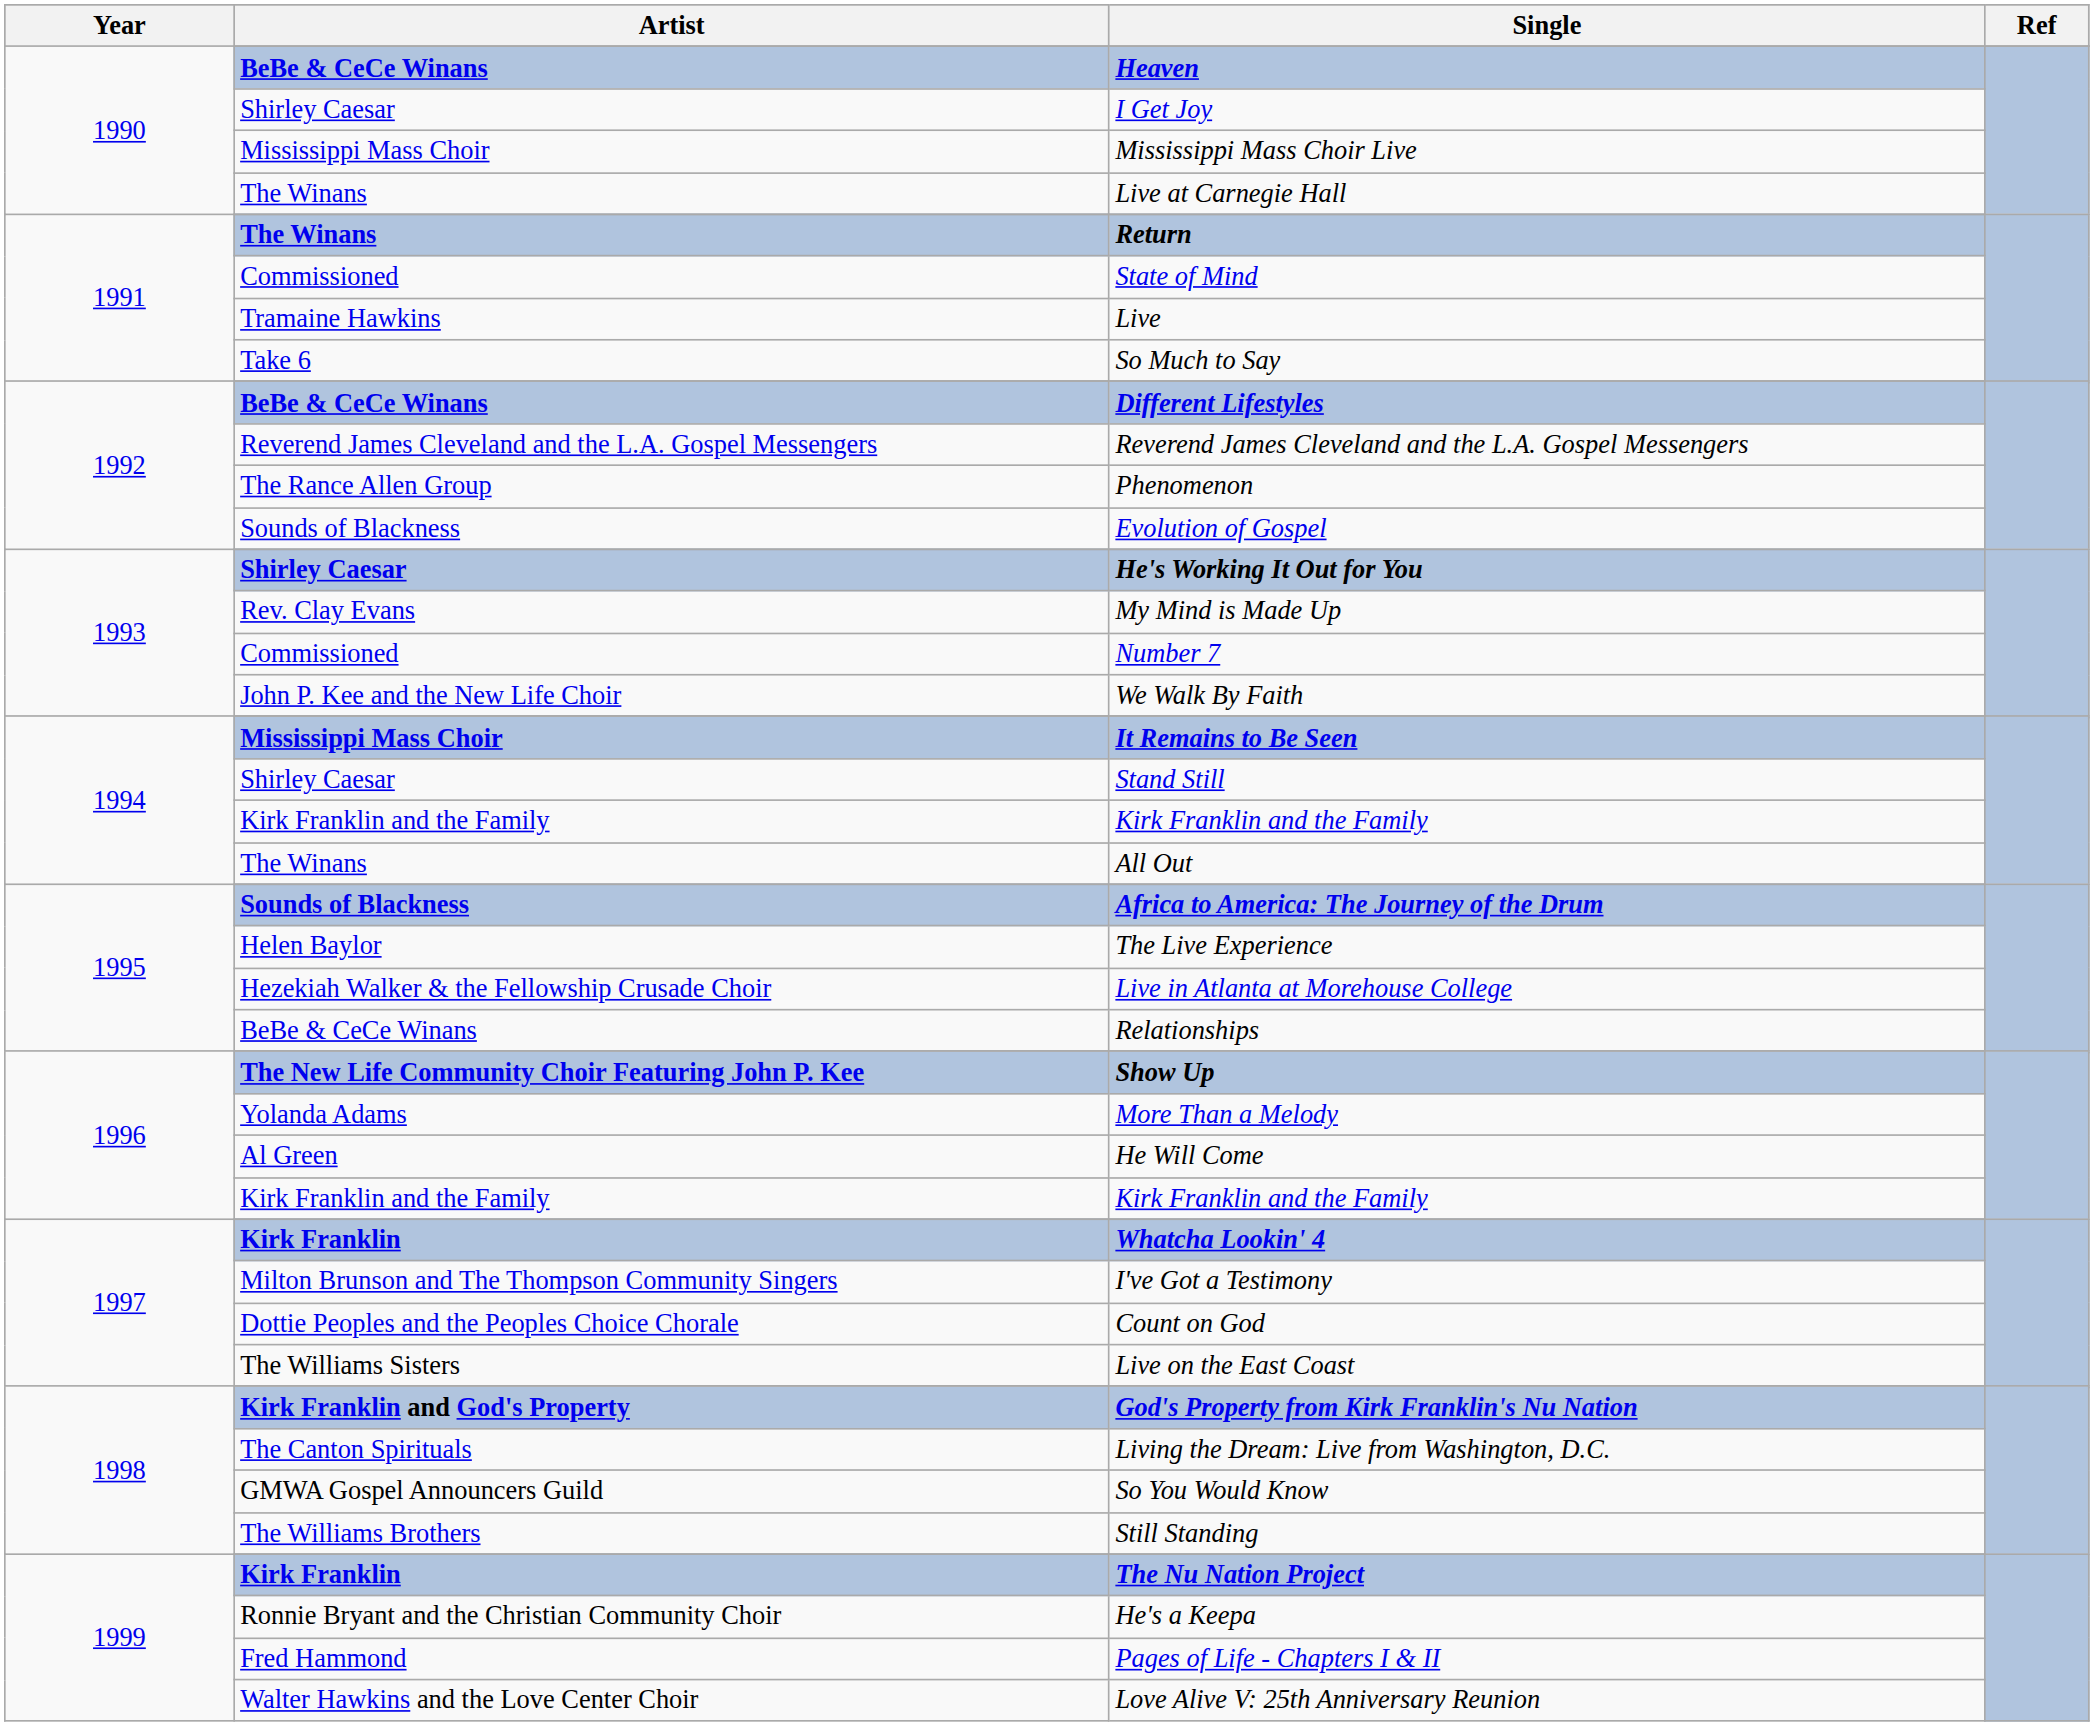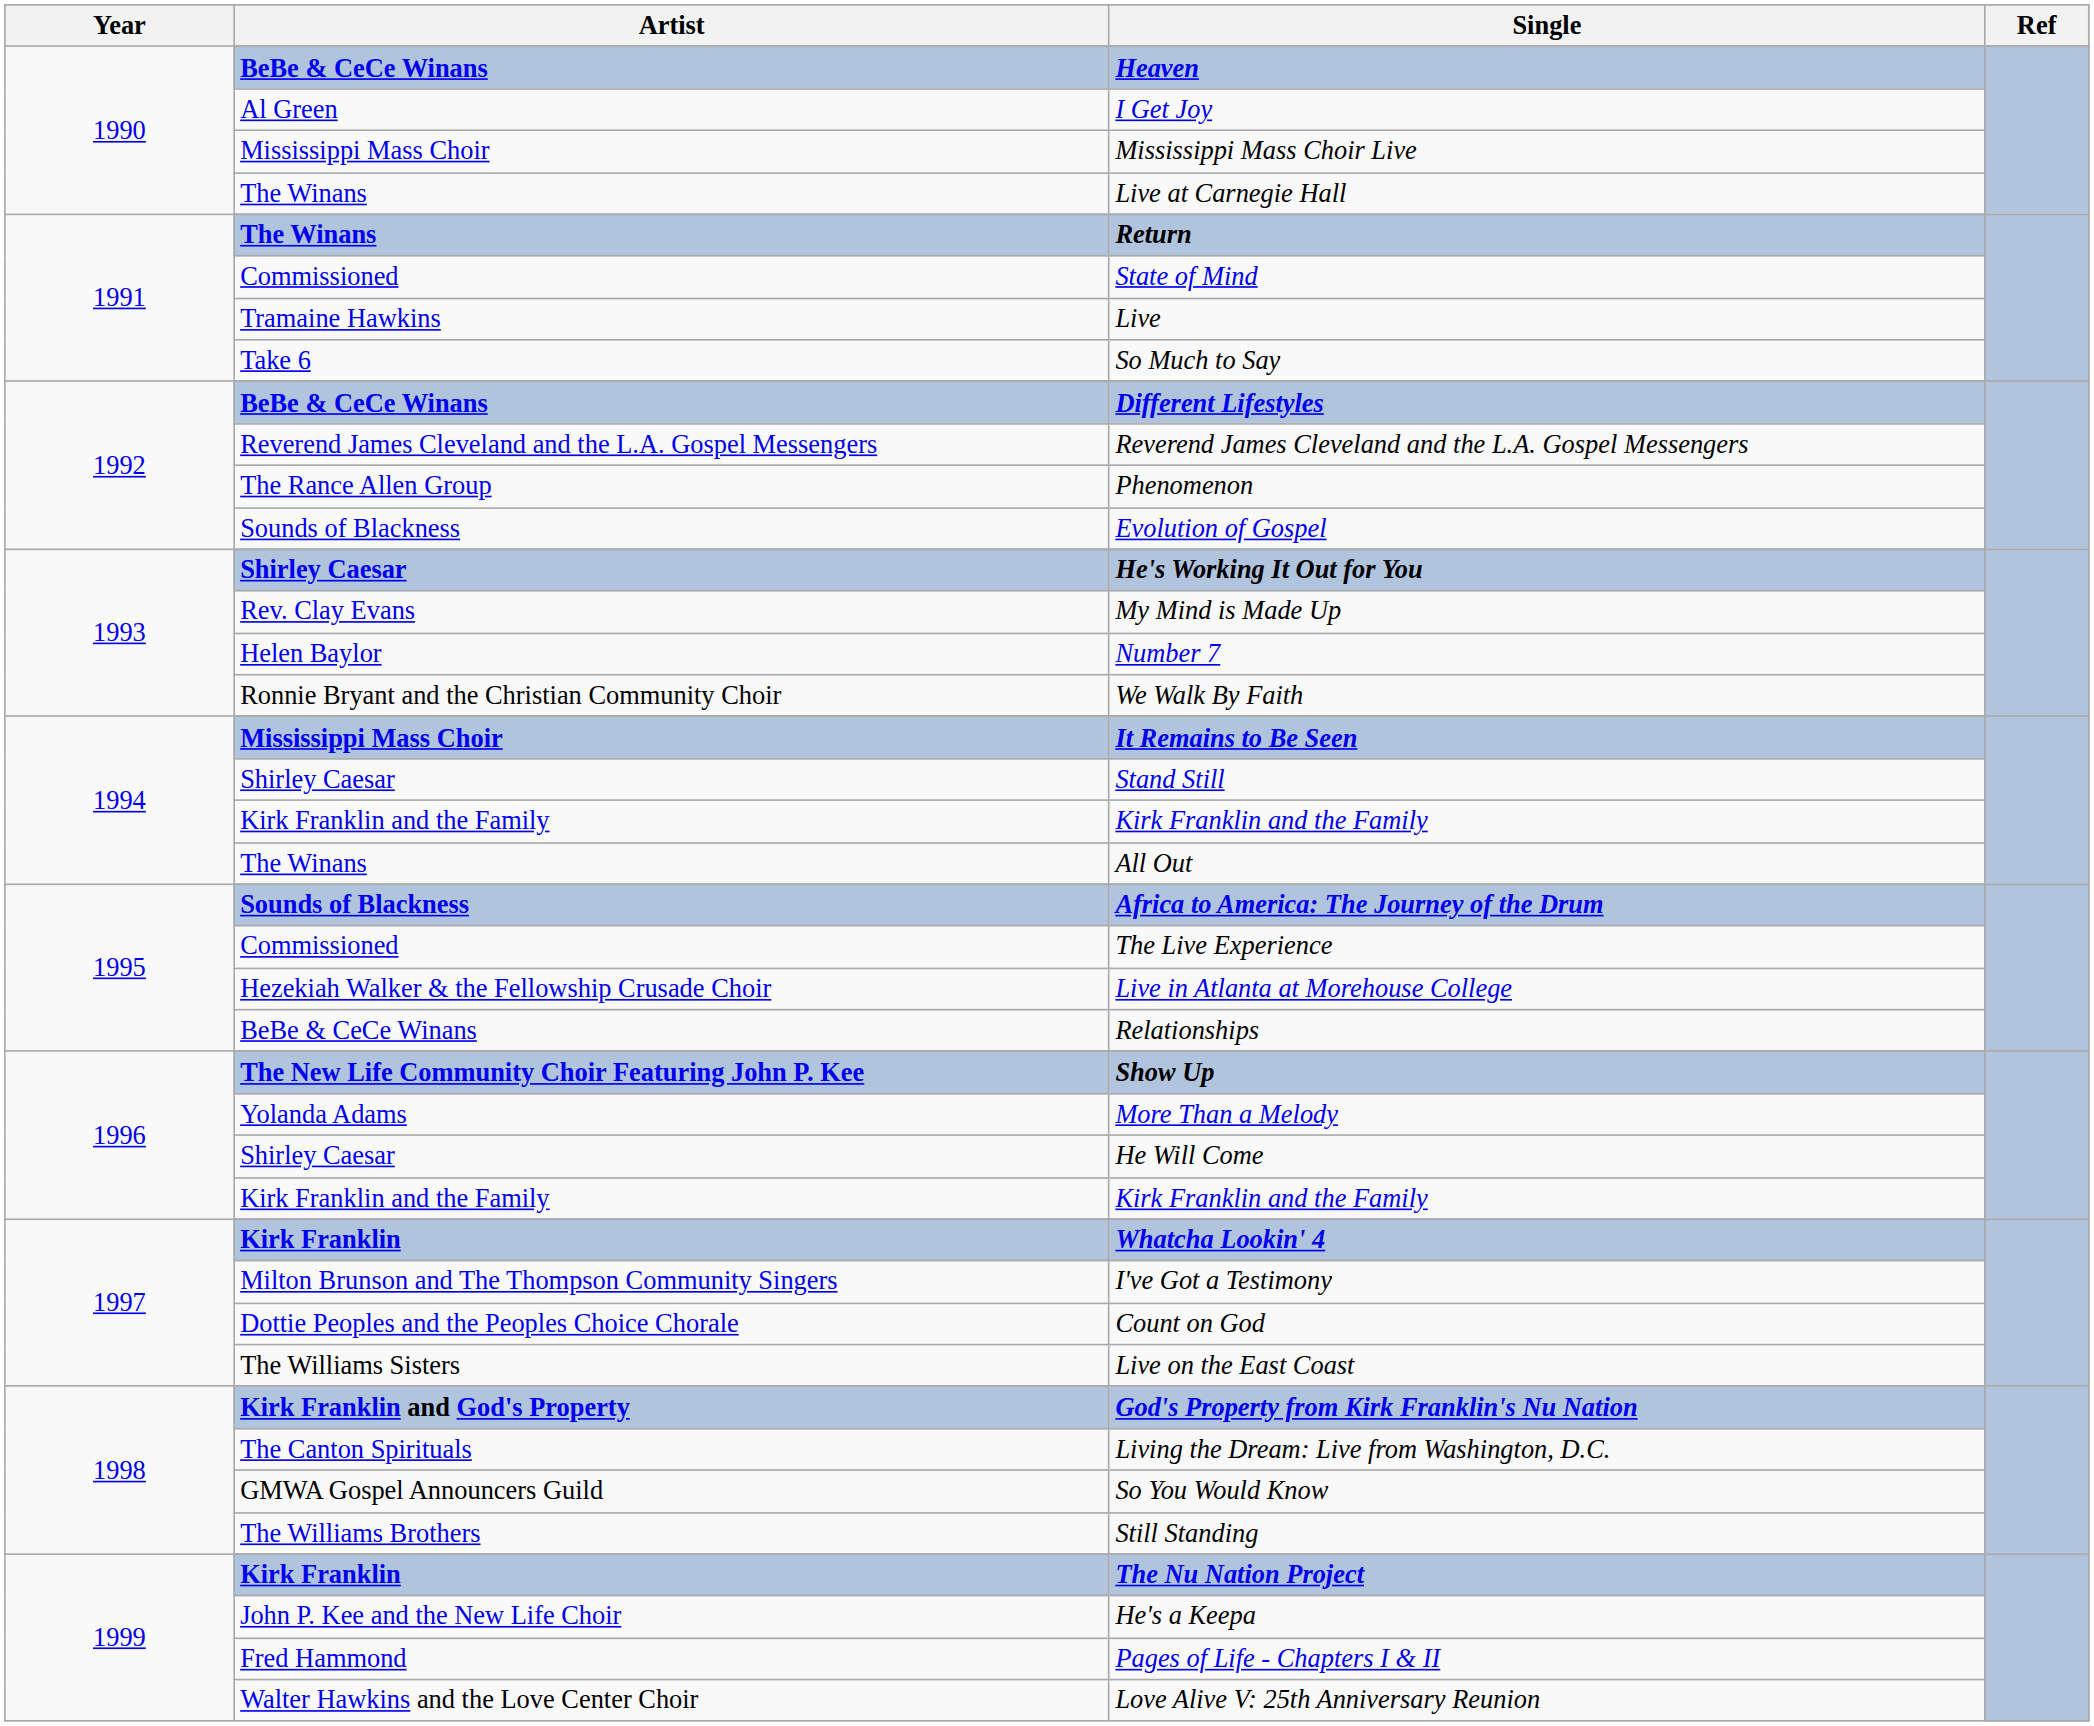(317, 109) Shirley Caesar -> (289, 109) Al Green
(319, 653) Commissioned -> (311, 653) Helen Baylor
(431, 695) John P. Kee and the New Life Choir -> (511, 695) Ronnie Bryant and the Christian Community Choir
(311, 946) Helen Baylor -> (319, 946) Commissioned
(289, 1155) Al Green -> (317, 1155) Shirley Caesar
(511, 1616) Ronnie Bryant and the Christian Community Choir -> (431, 1616) John P. Kee and the New Life Choir
